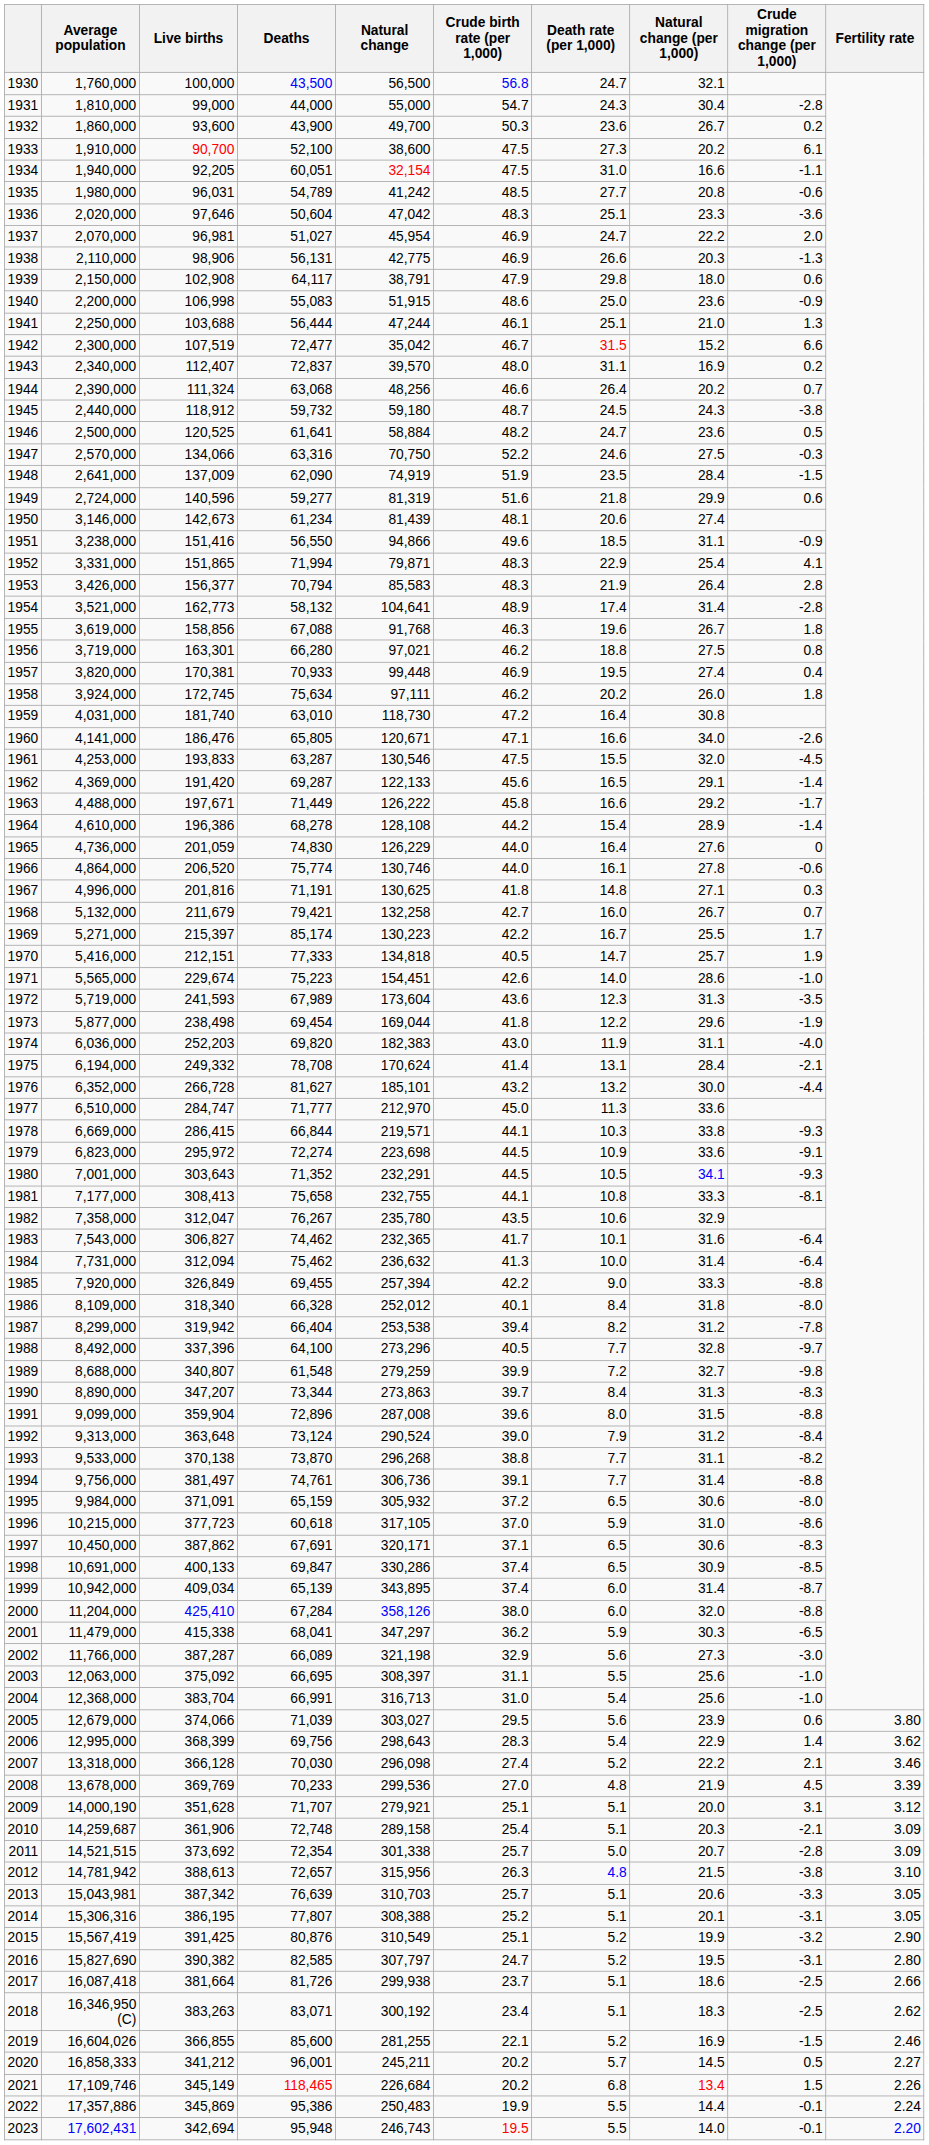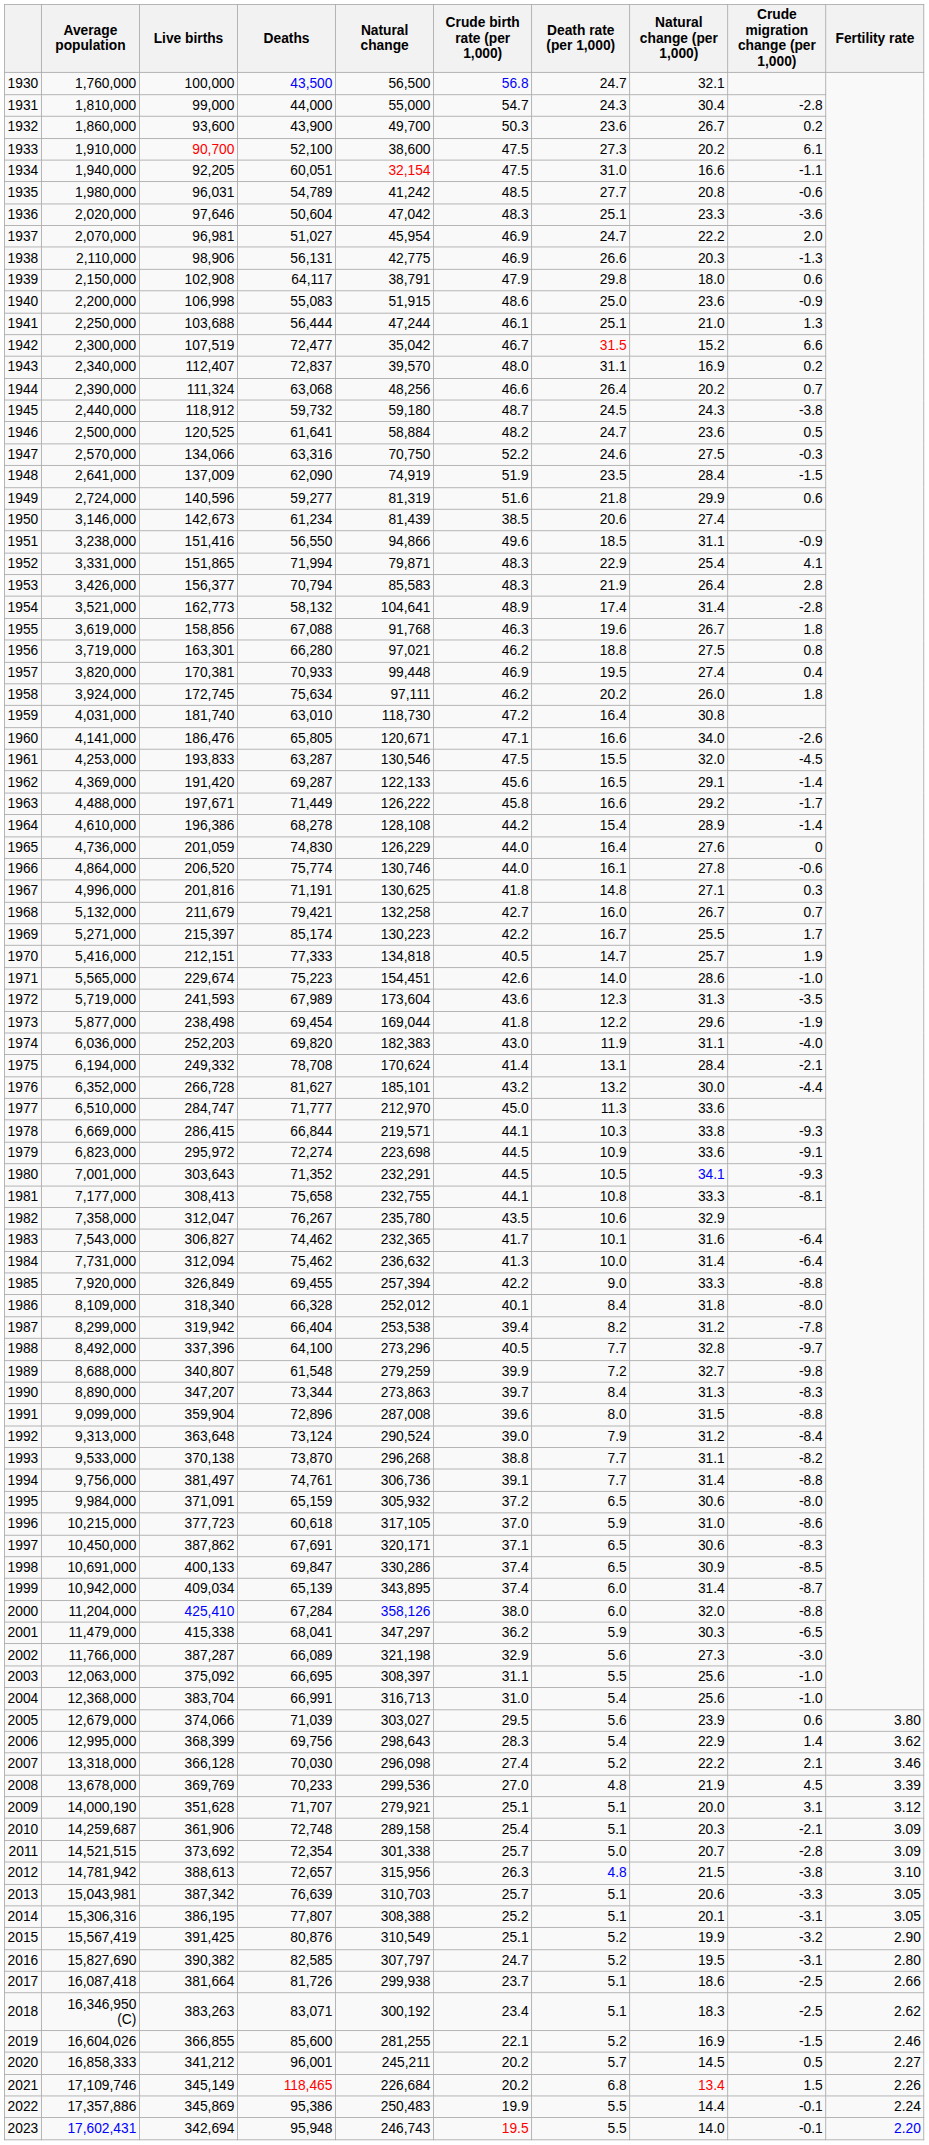(515, 520) 48.1 -> (515, 520) 38.5
